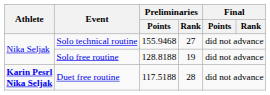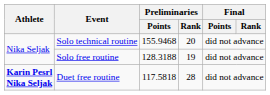(191, 42) 27 -> (191, 42) 20
(159, 57) 128.8188 -> (159, 57) 128.3188
(159, 77) 117.5188 -> (159, 77) 117.5818
